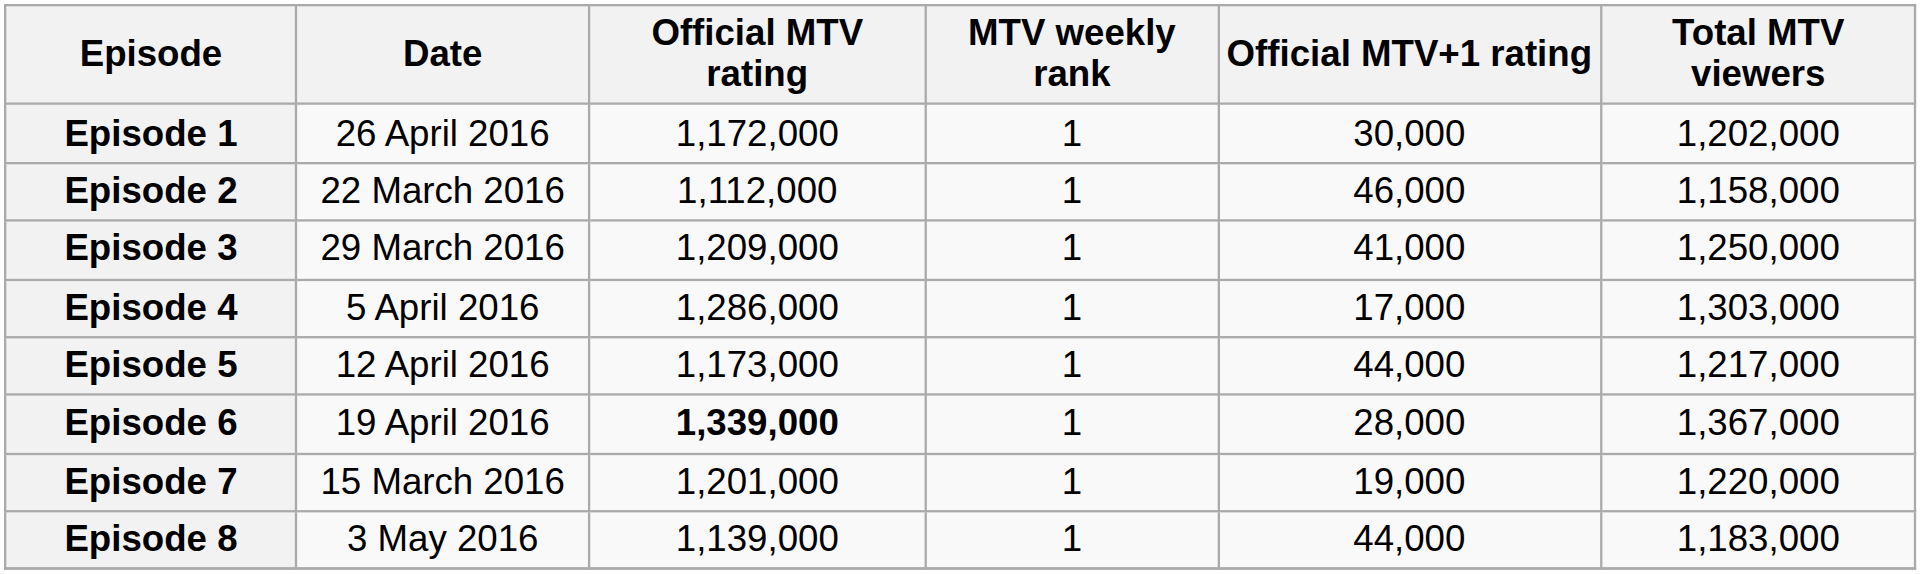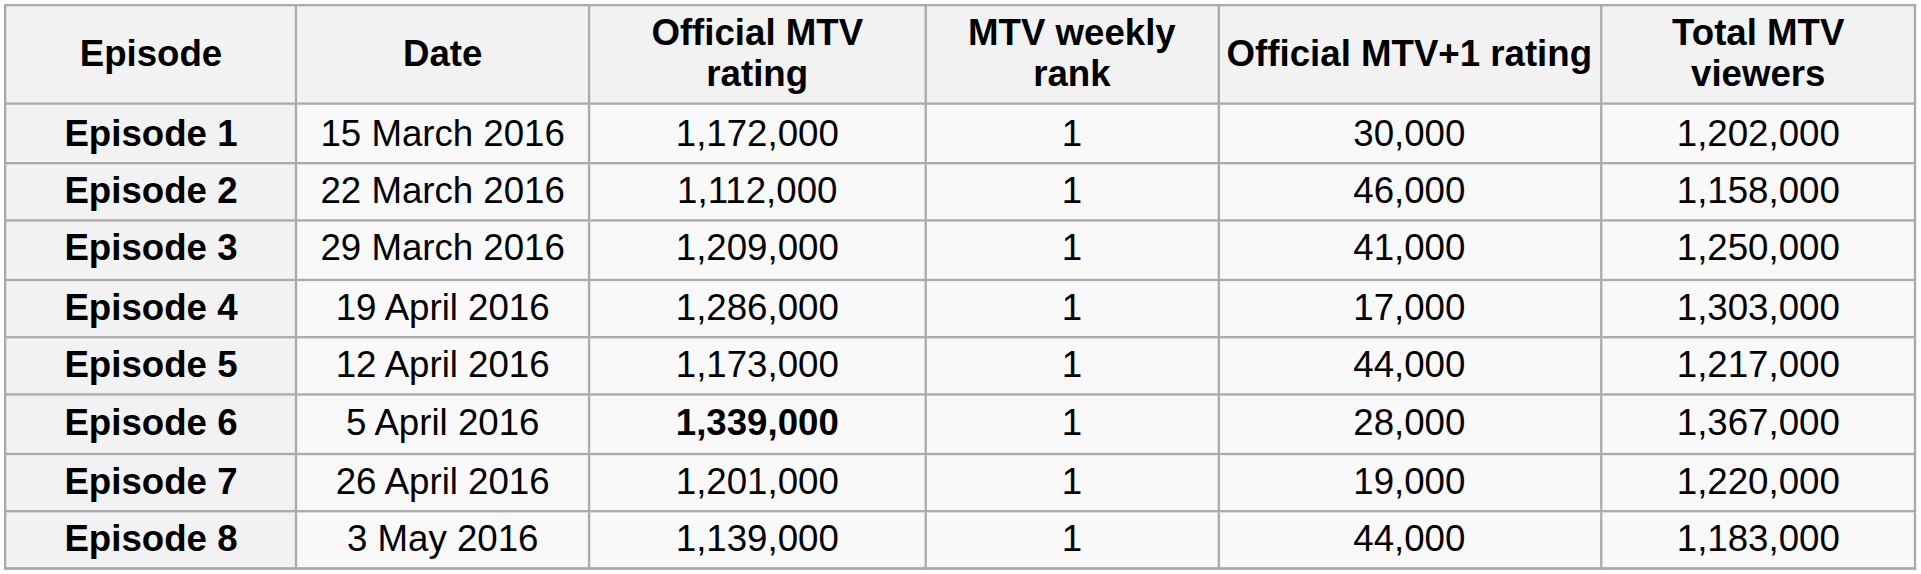(443, 132) 26 April 2016 -> (443, 132) 15 March 2016
(443, 307) 5 April 2016 -> (443, 307) 19 April 2016
(443, 423) 19 April 2016 -> (443, 423) 5 April 2016
(443, 481) 15 March 2016 -> (443, 481) 26 April 2016
